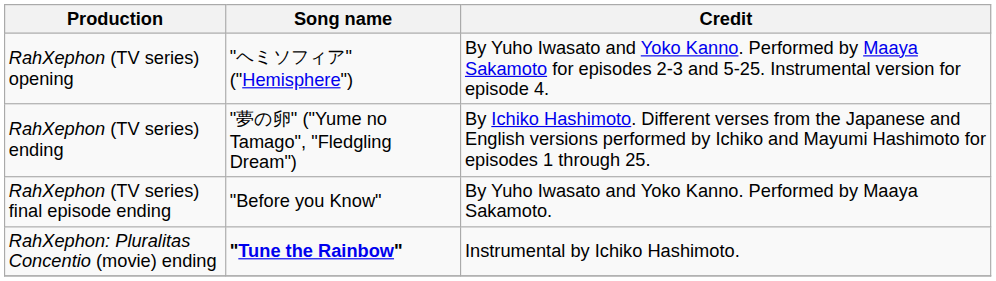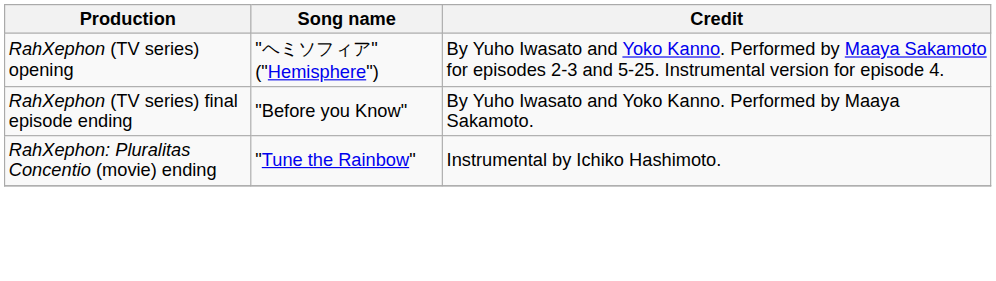- row: (104, 140)
(316, 250) bold -> (335, 160) normal
